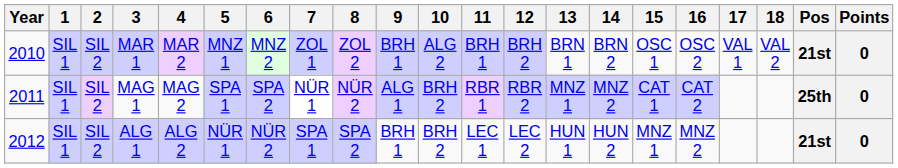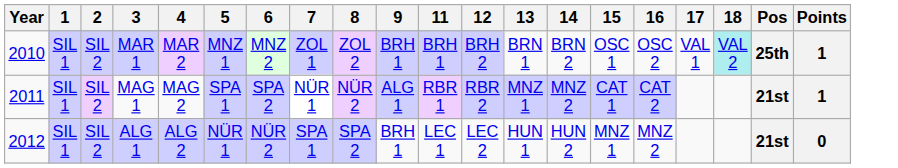- column: (440, 18)
(775, 53) no background -> (733, 53) paleturquoise background
(815, 53) 21st -> (772, 53) 25th
(864, 53) 0 -> (822, 53) 1
(815, 97) 25th -> (772, 97) 21st
(864, 97) 0 -> (822, 97) 1
